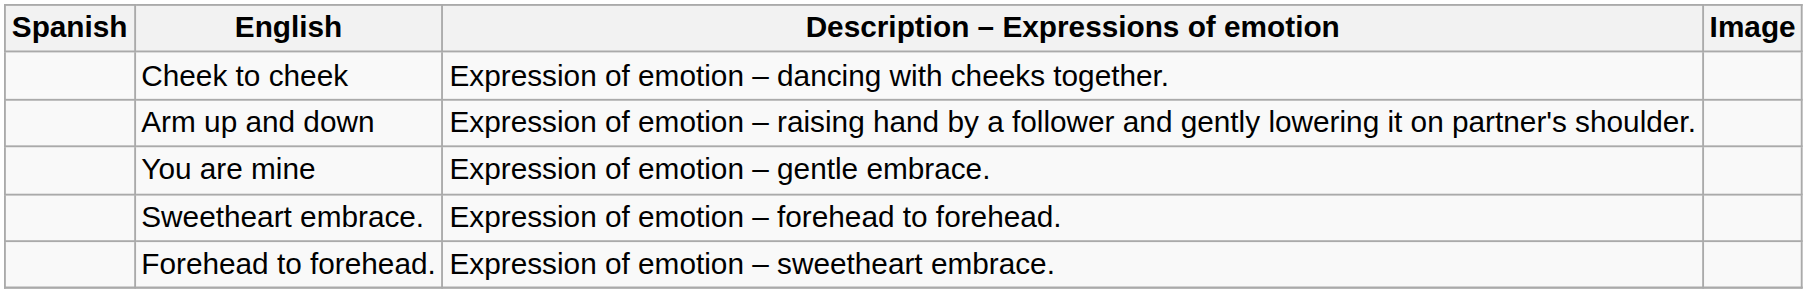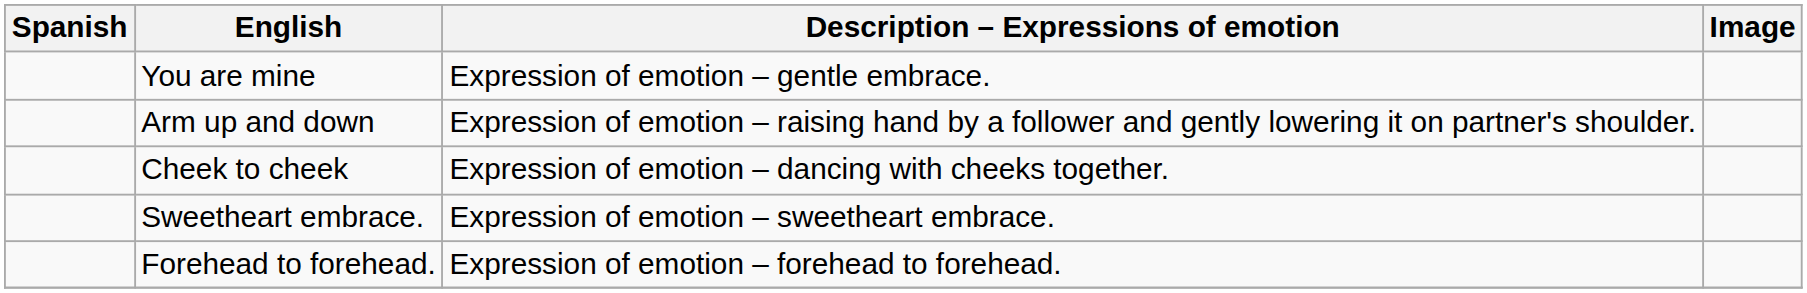rows swapped: (245, 75) <-> (228, 169)
(756, 216) Expression of emotion – forehead to forehead. -> (752, 216) Expression of emotion – sweetheart embrace.
(752, 264) Expression of emotion – sweetheart embrace. -> (756, 264) Expression of emotion – forehead to forehead.
